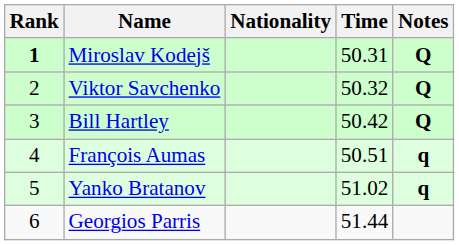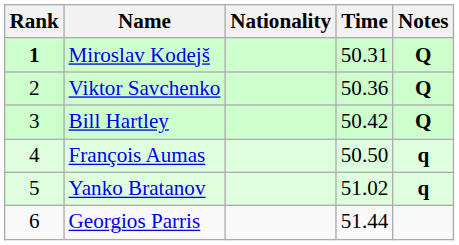(365, 88) 50.32 -> (365, 88) 50.36
(365, 155) 50.51 -> (365, 155) 50.50
